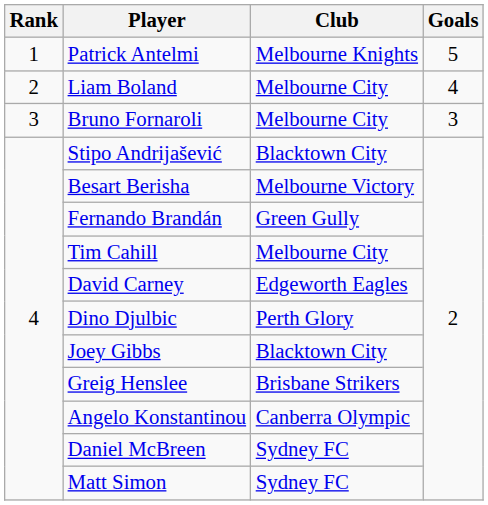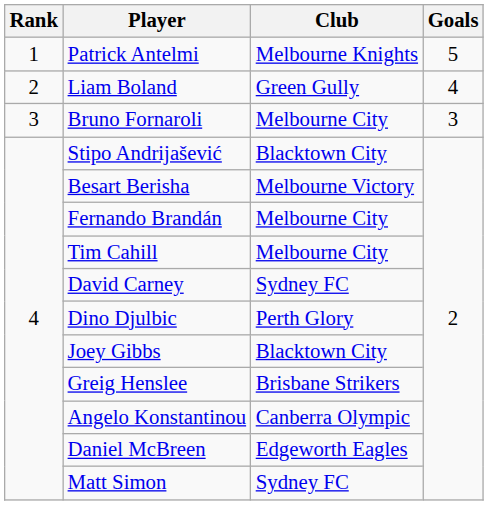(322, 86) Melbourne City -> (307, 86) Green Gully
(307, 218) Green Gully -> (322, 218) Melbourne City
(332, 284) Edgeworth Eagles -> (302, 284) Sydney FC
(302, 449) Sydney FC -> (332, 449) Edgeworth Eagles
